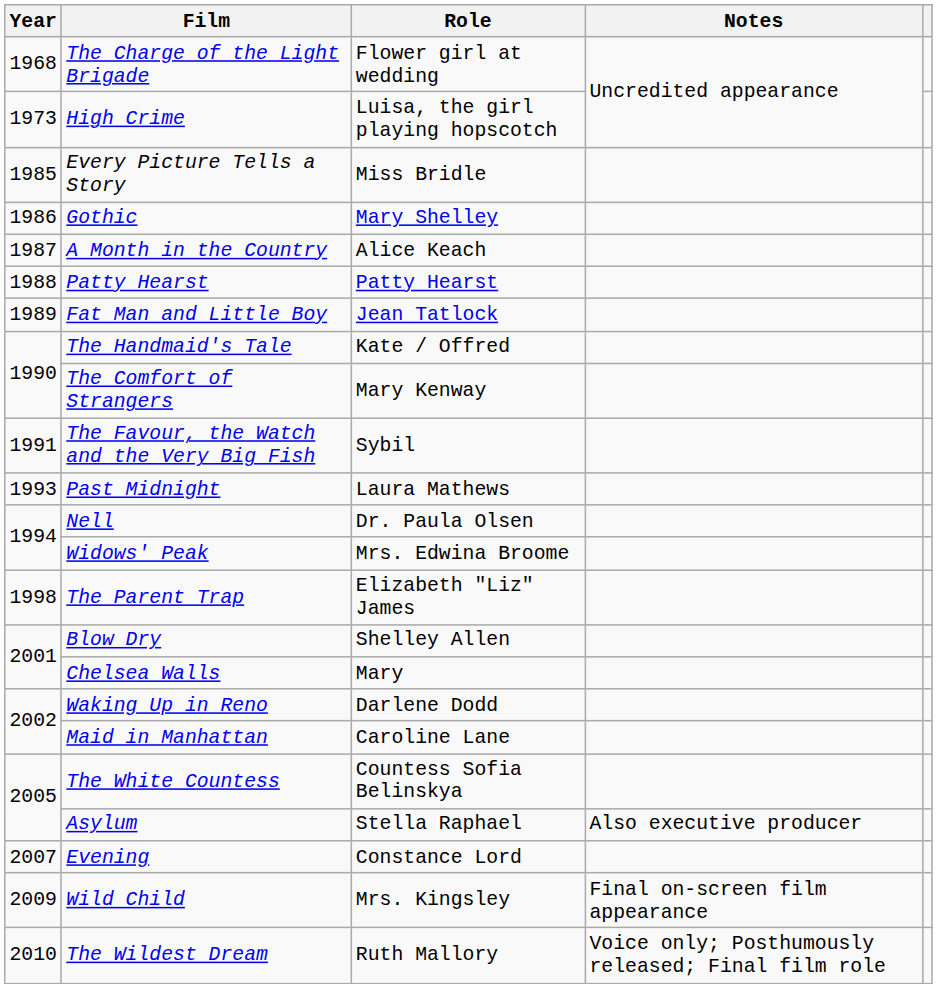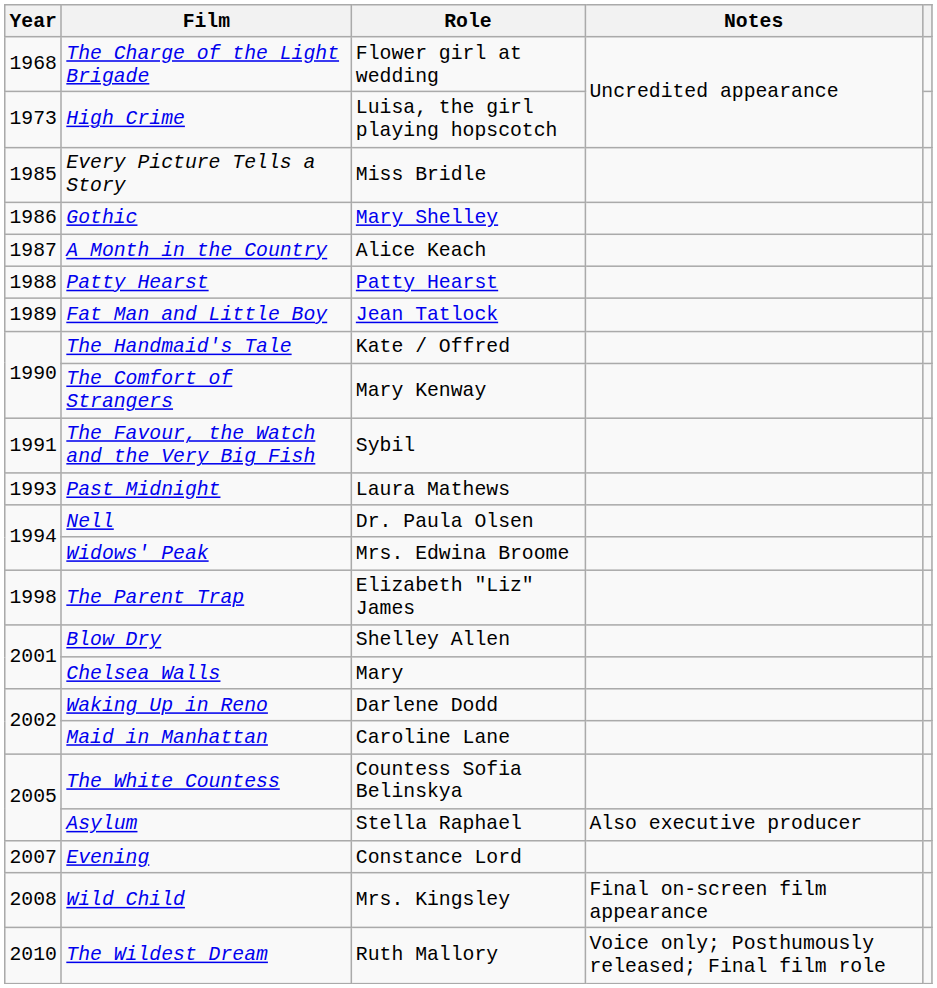(33, 900) 2009 -> (33, 900) 2008
